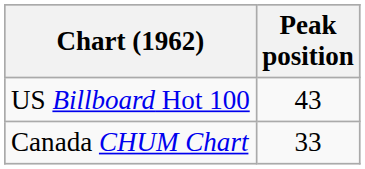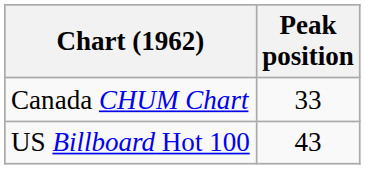rows swapped: (130, 142) <-> (130, 99)
